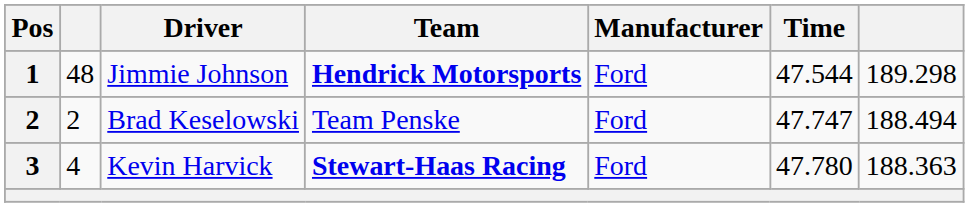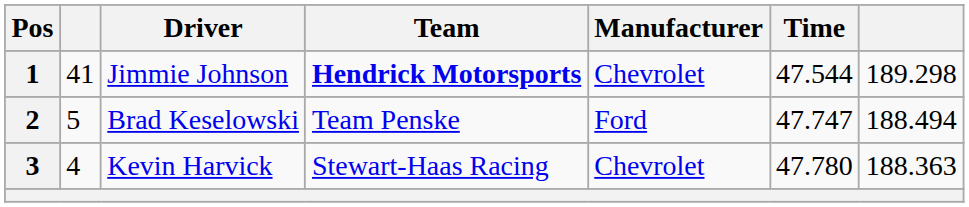(80, 73) 48 -> (80, 73) 41
(621, 73) Ford -> (649, 73) Chevrolet
(73, 119) 2 -> (73, 119) 5
(439, 166) bold -> (430, 166) normal
(621, 166) Ford -> (649, 166) Chevrolet
